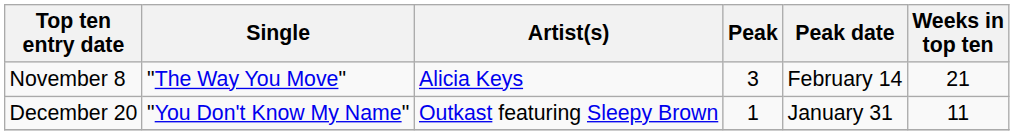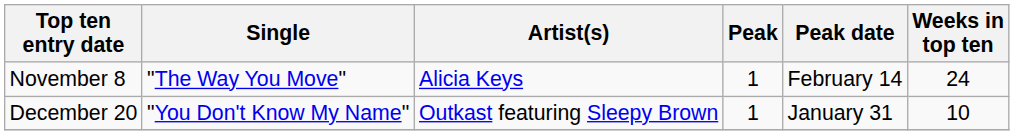(753, 79) 3 -> (753, 79) 1
(958, 79) 21 -> (958, 79) 24
(958, 112) 11 -> (958, 112) 10
